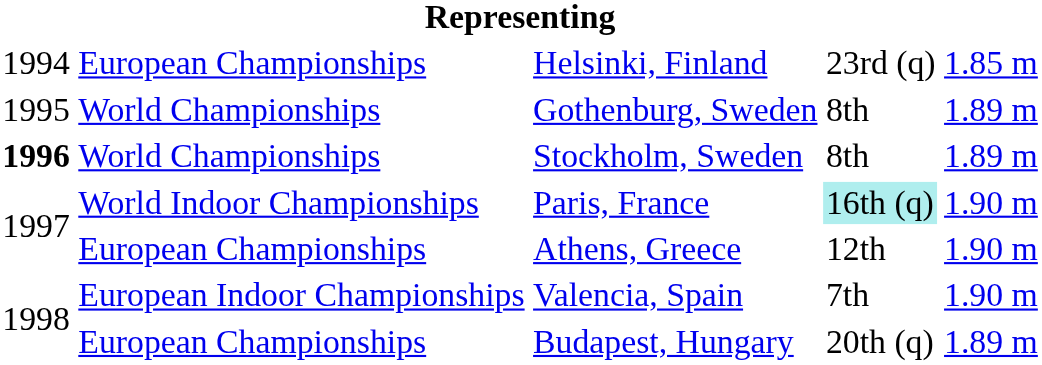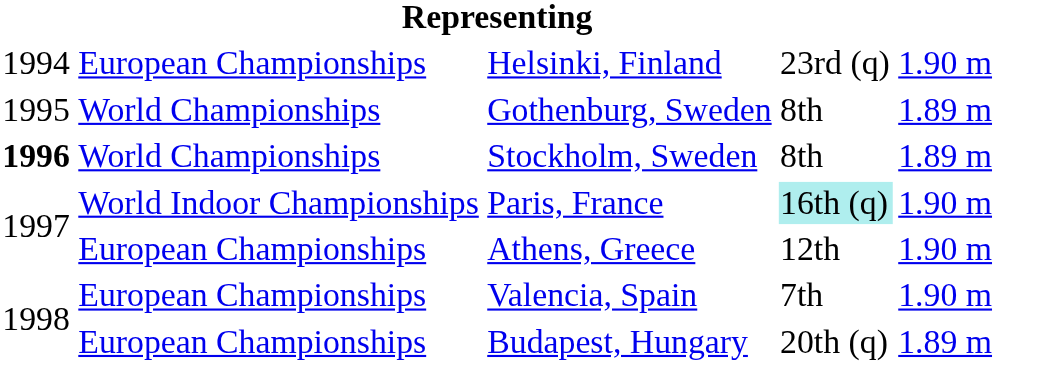(991, 63) 1.85 m -> (945, 63) 1.90 m
(301, 295) European Indoor Championships -> (252, 295) European Championships
